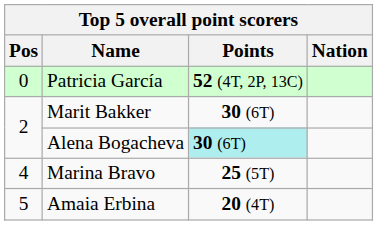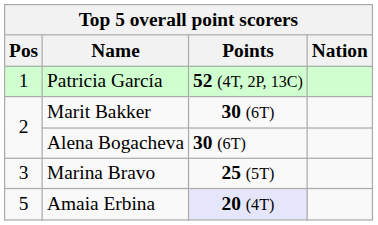(24, 81) 0 -> (24, 81) 1
(219, 142) paleturquoise background -> (219, 142) no background
(24, 173) 4 -> (24, 173) 3
(248, 204) no background -> (248, 204) lavender background
